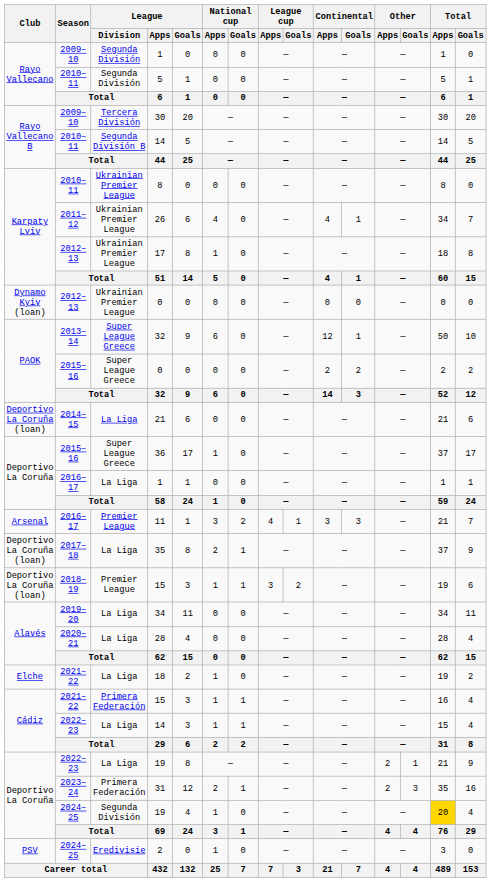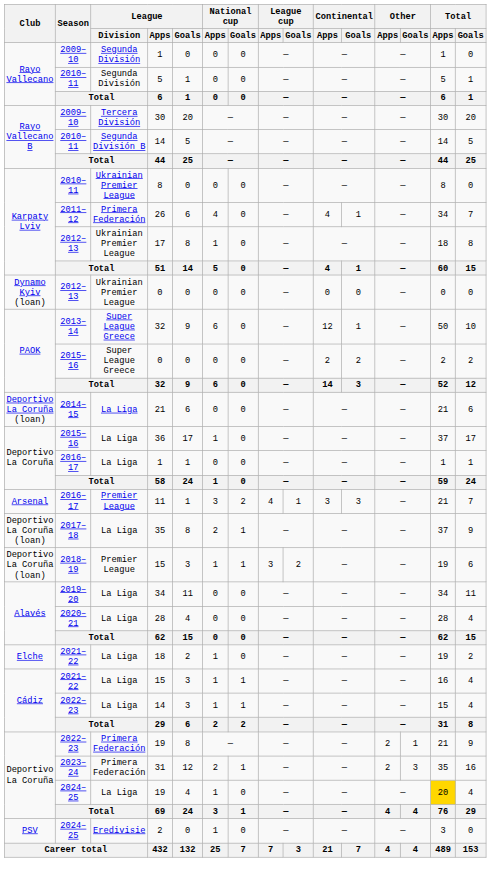(119, 220) Ukrainian Premier League -> (119, 215) Primera Federación
(119, 454) Super League Greece -> (119, 439) La Liga
(119, 701) Primera Federación -> (119, 681) La Liga
(119, 764) La Liga -> (119, 744) Primera Federación
(119, 812) Segunda División -> (119, 792) La Liga
